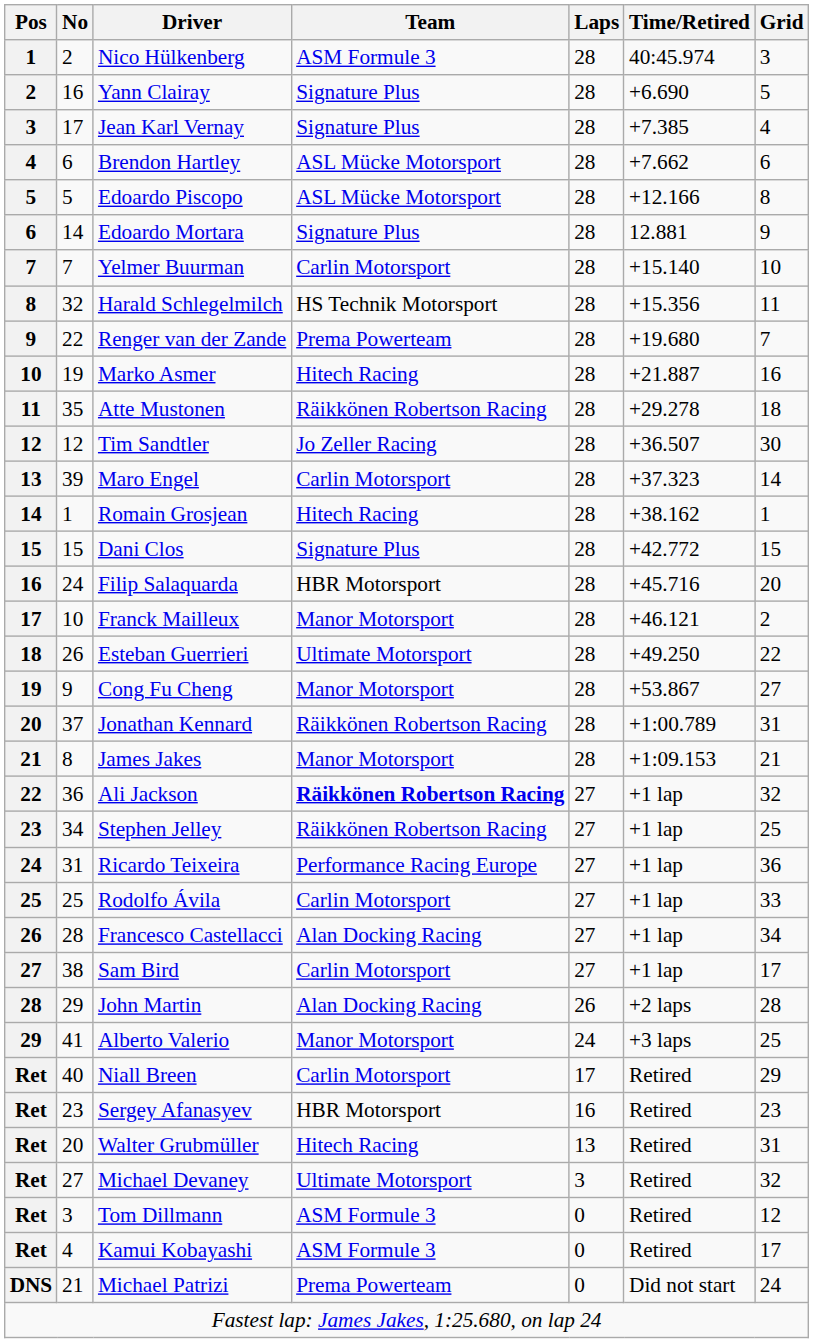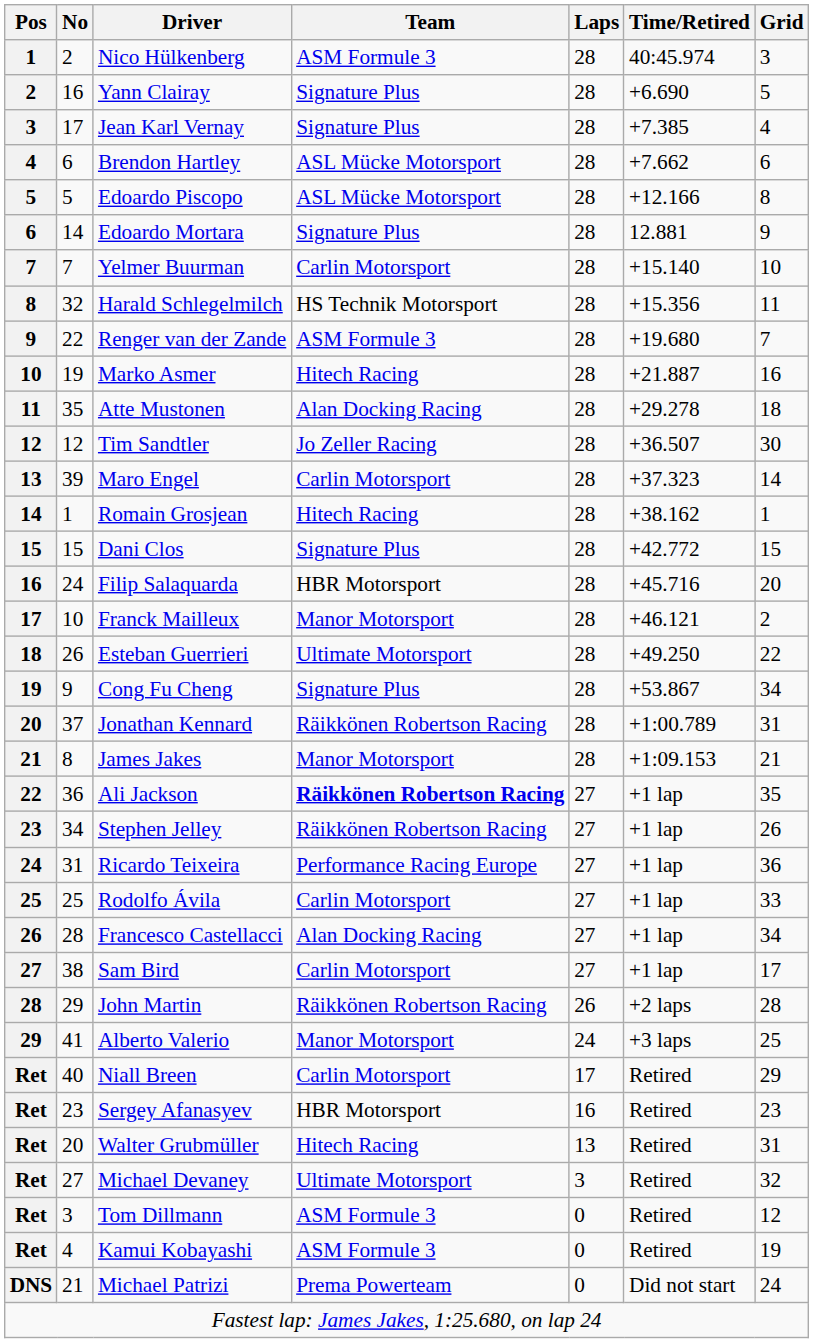(374, 338) Prema Powerteam -> (366, 338) ASM Formule 3
(421, 408) Räikkönen Robertson Racing -> (389, 408) Alan Docking Racing
(375, 688) Manor Motorsport -> (358, 688) Signature Plus
(770, 688) 27 -> (770, 688) 34
(770, 794) 32 -> (770, 794) 35
(770, 829) 25 -> (770, 829) 26
(389, 1004) Alan Docking Racing -> (421, 1004) Räikkönen Robertson Racing
(770, 1250) 17 -> (770, 1250) 19
